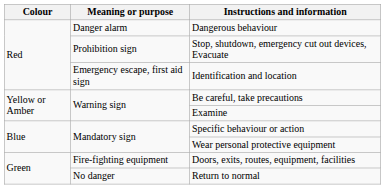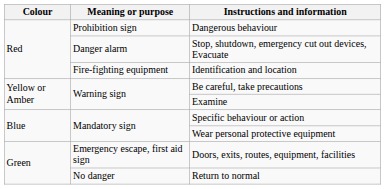(100, 28) Danger alarm -> (105, 28) Prohibition sign
(105, 49) Prohibition sign -> (100, 49) Danger alarm
(128, 76) Emergency escape, first aid sign -> (121, 70) Fire-fighting equipment
(121, 160) Fire-fighting equipment -> (128, 154) Emergency escape, first aid sign
